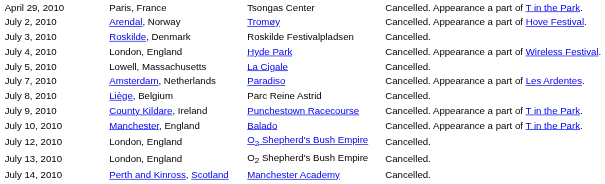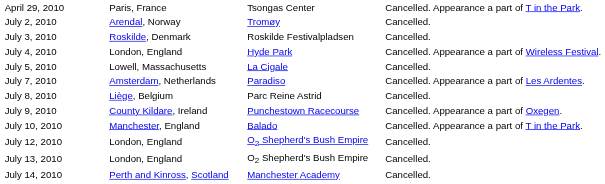(486, 22) Cancelled. Appearance a part of Hove Festival. -> (408, 22) Cancelled.
(484, 111) Cancelled. Appearance a part of T in the Park. -> (474, 111) Cancelled. Appearance a part of Oxegen.
